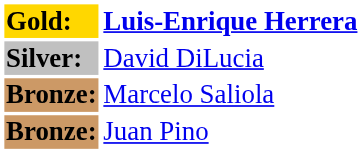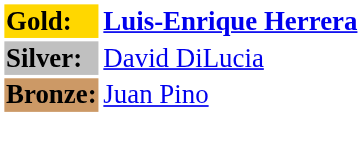- row: (189, 94)
